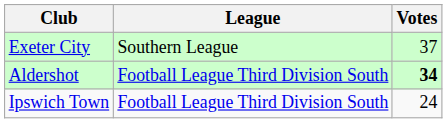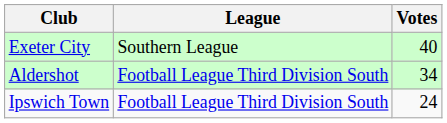(428, 46) 37 -> (428, 46) 40
(428, 74) bold -> (428, 74) normal
